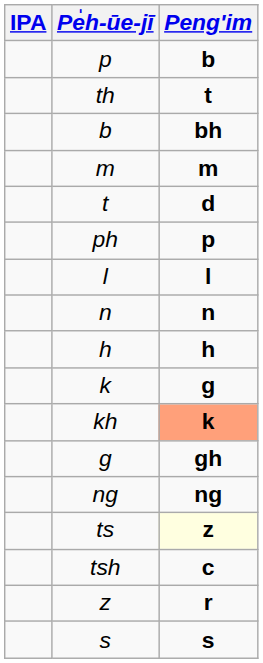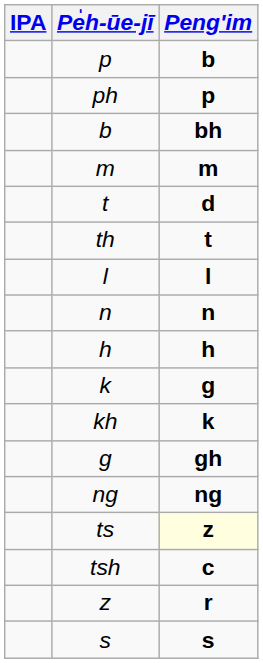rows swapped: (105, 240) <-> (105, 95)
(208, 421) lightsalmon background -> (208, 421) no background
